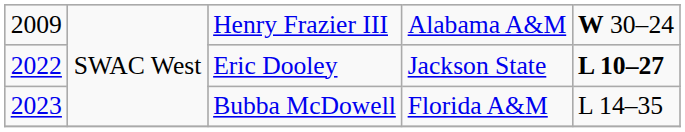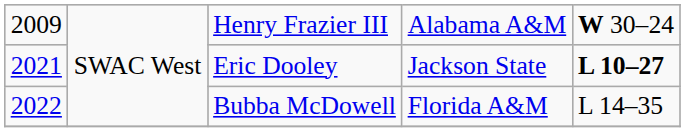(36, 65) 2022 -> (36, 65) 2021
(36, 106) 2023 -> (36, 106) 2022
